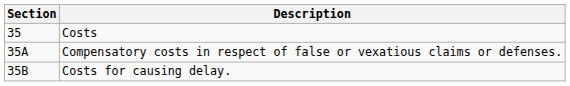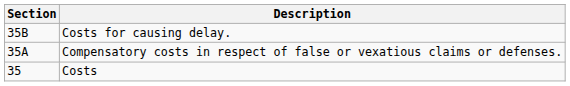rows swapped: (80, 33) <-> (147, 71)
